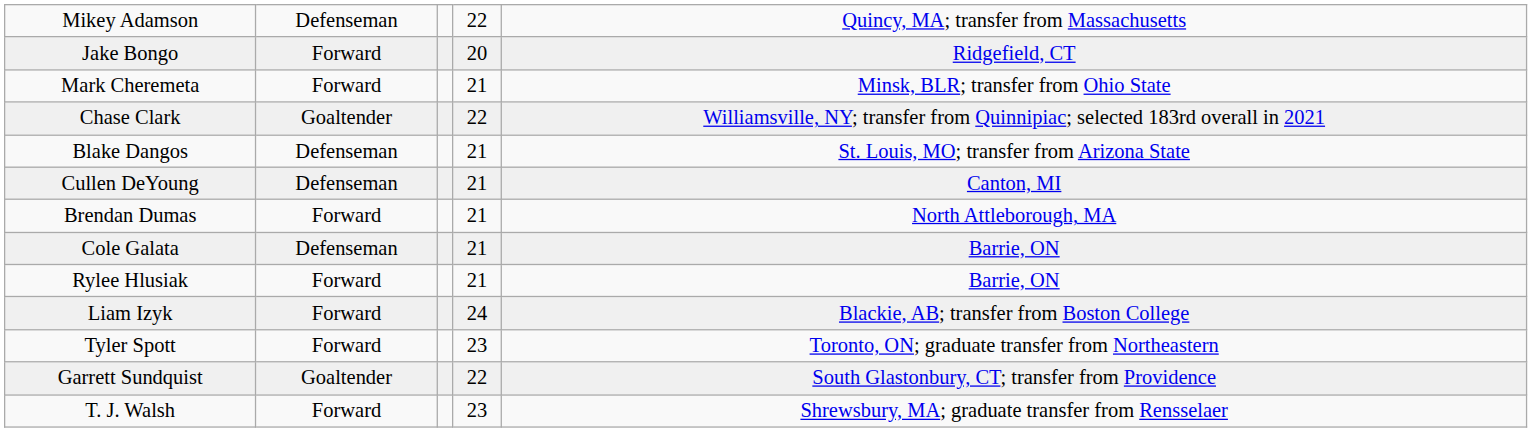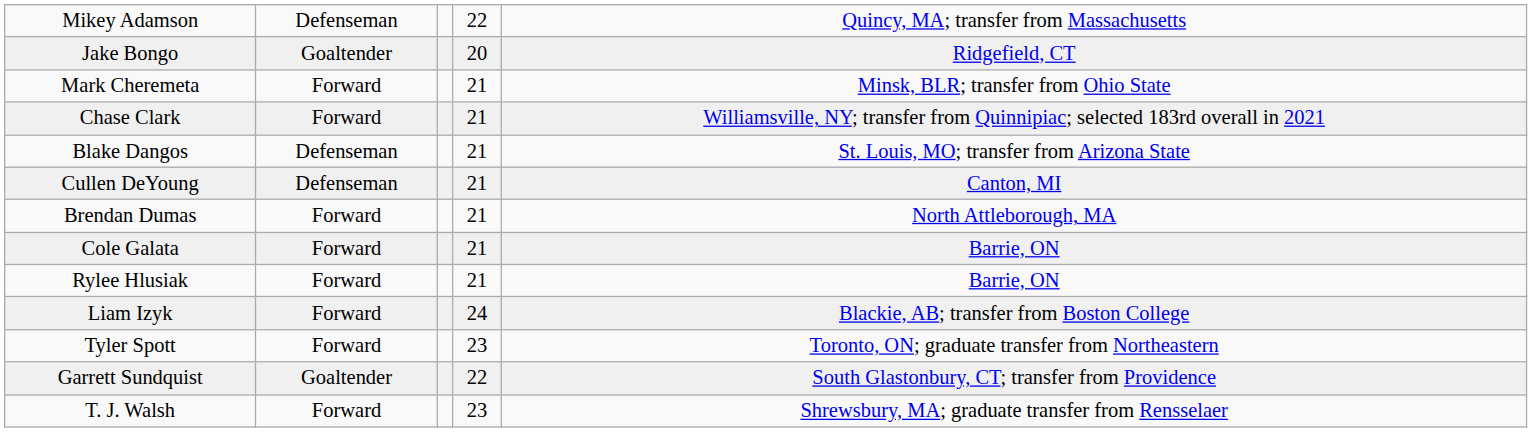(347, 53) Forward -> (347, 53) Goaltender
(347, 118) Goaltender -> (347, 118) Forward
(477, 118) 22 -> (477, 118) 21
(347, 248) Defenseman -> (347, 248) Forward
